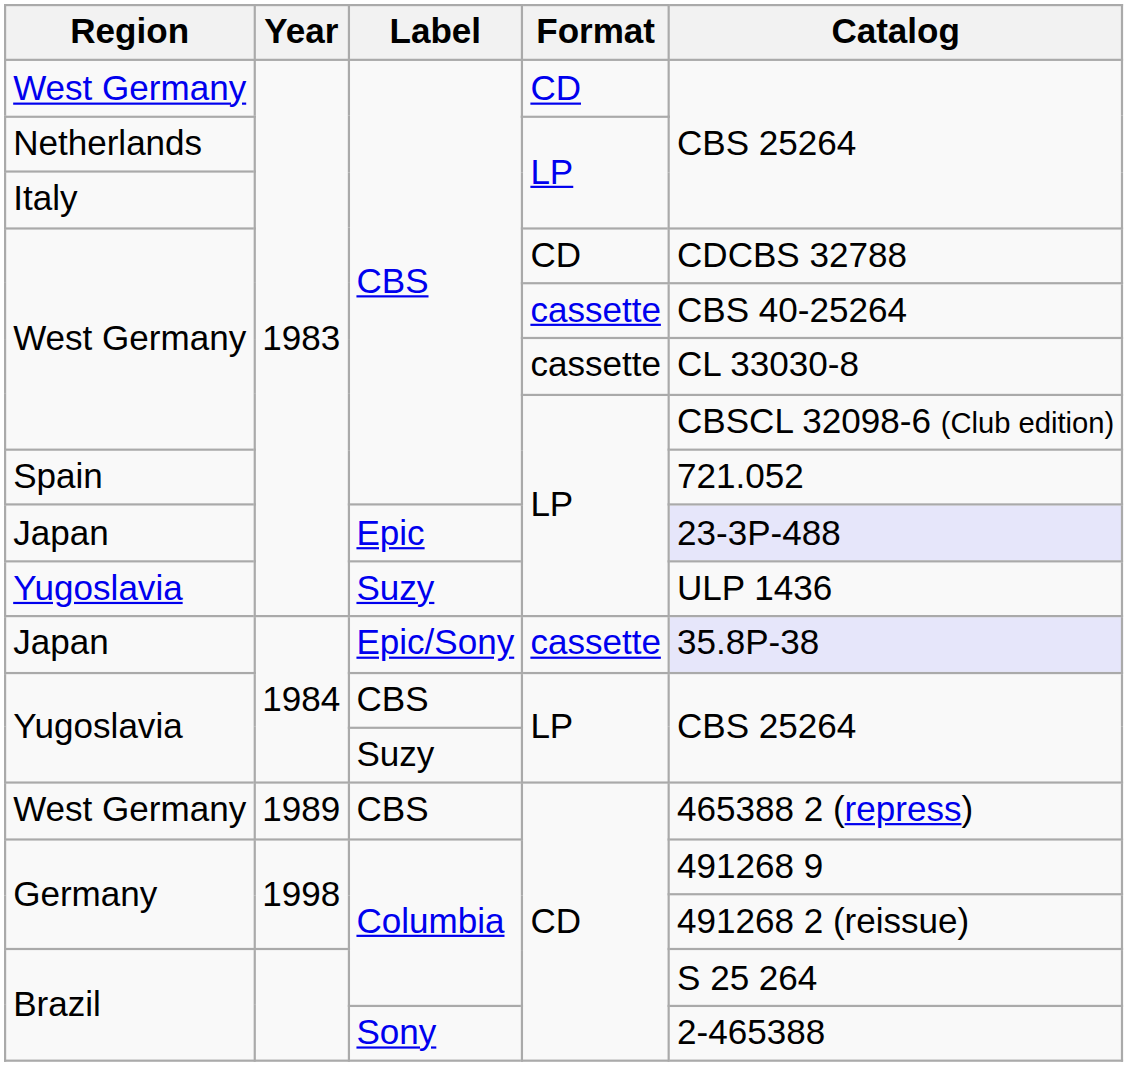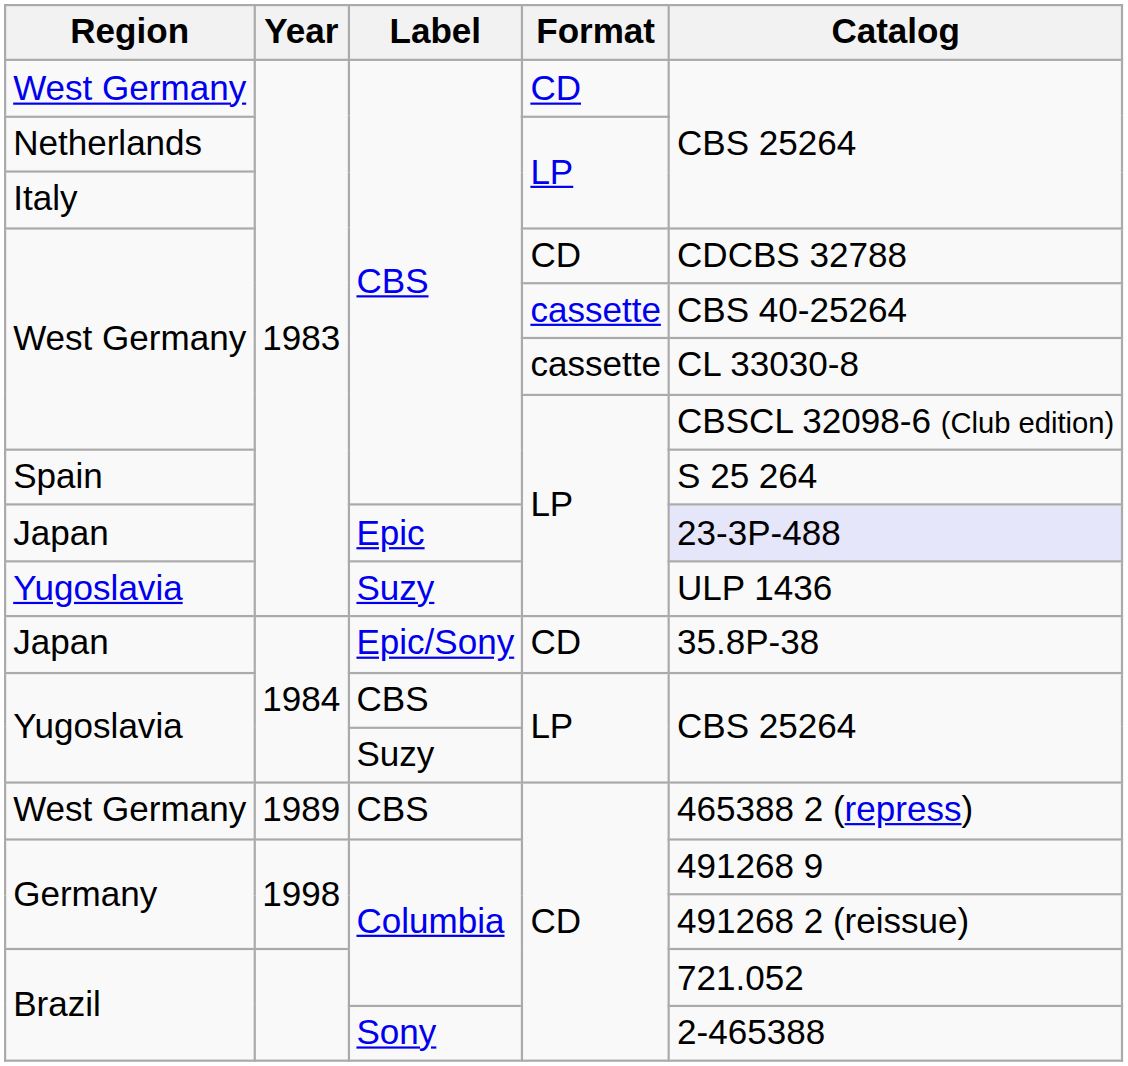(740, 476) 721.052 -> (747, 476) S 25 264
(596, 643) cassette -> (556, 643) CD
(748, 643) lavender background -> (748, 643) no background
(747, 976) S 25 264 -> (740, 976) 721.052
